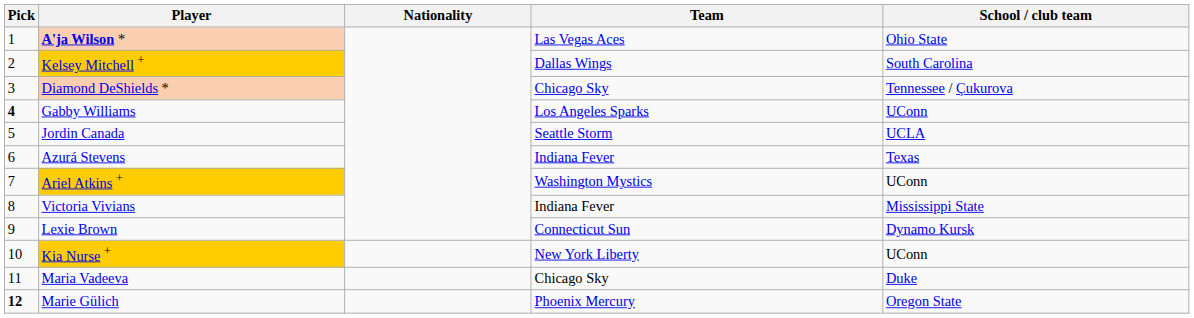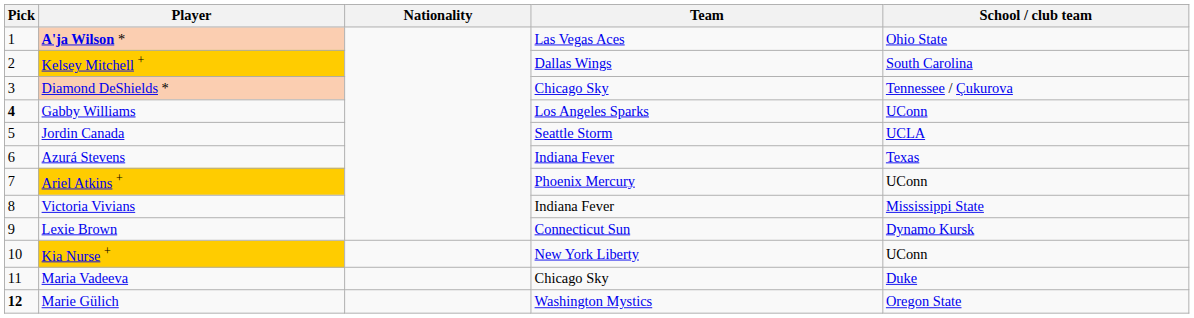(593, 181) Washington Mystics -> (585, 181) Phoenix Mercury
(585, 301) Phoenix Mercury -> (593, 301) Washington Mystics
